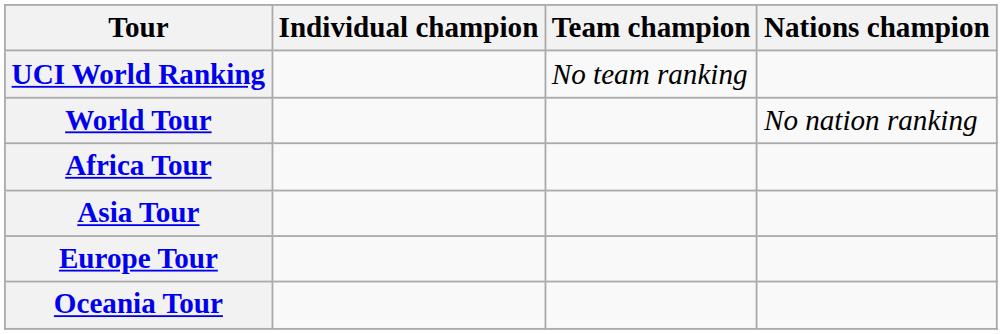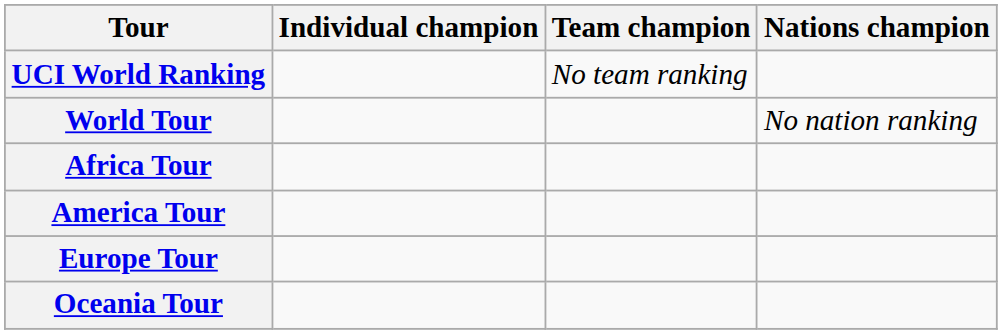+ row: (138, 212)
- row: (138, 212)
